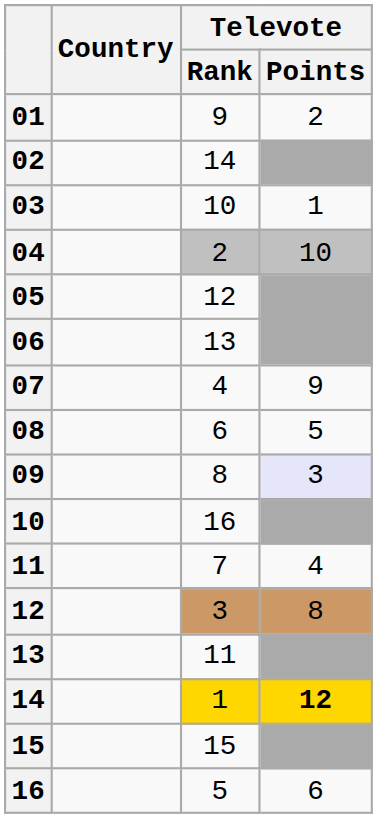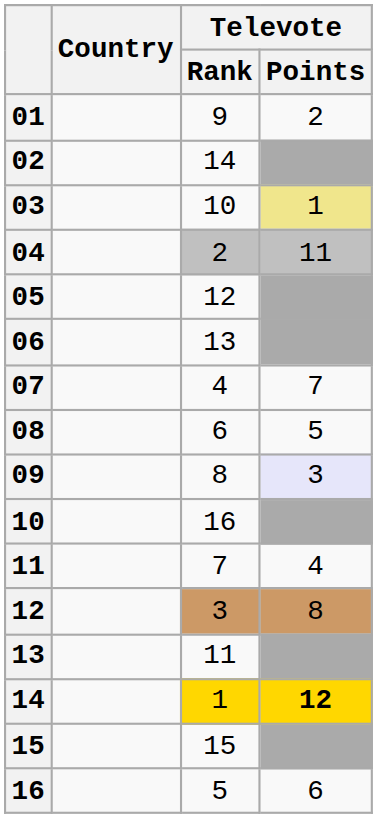(316, 207) no background -> (316, 207) khaki background
(316, 252) 10 -> (316, 252) 11
(316, 387) 9 -> (316, 387) 7
